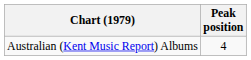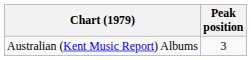(223, 45) 4 -> (223, 45) 3
